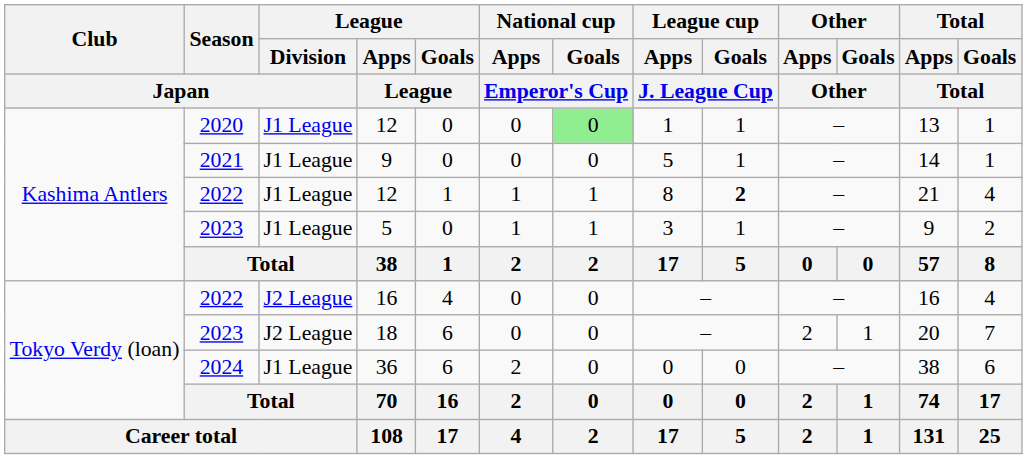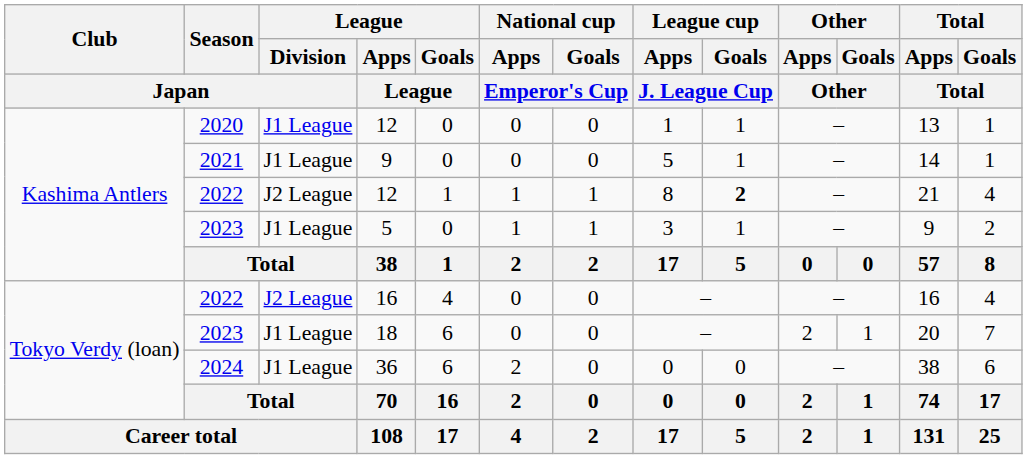(593, 125) lightgreen background -> (593, 125) no background
(308, 194) J1 League -> (308, 194) J2 League
(308, 332) J2 League -> (308, 332) J1 League
